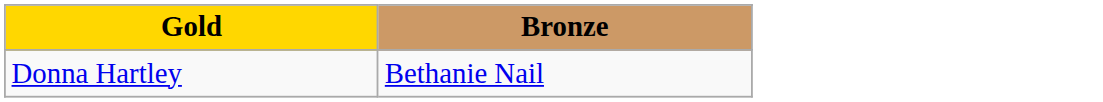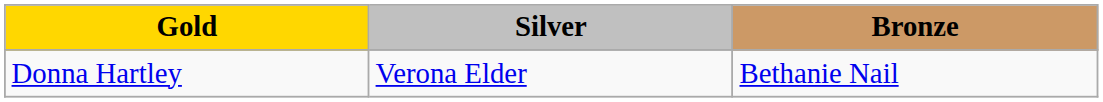+ column: (551, 27)
